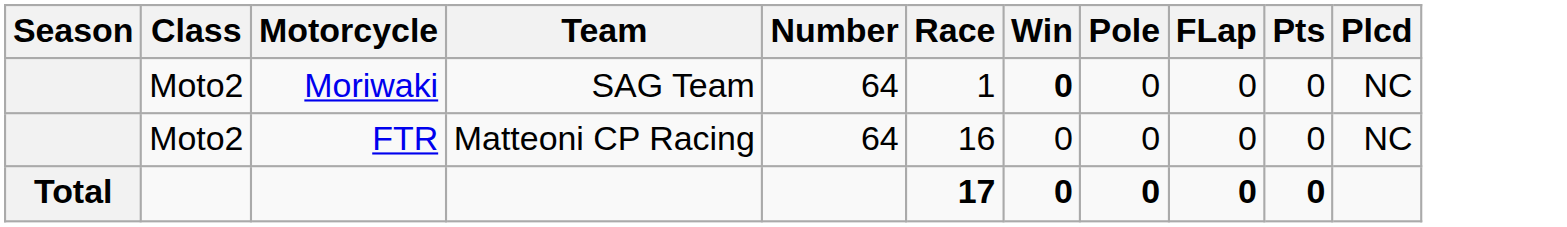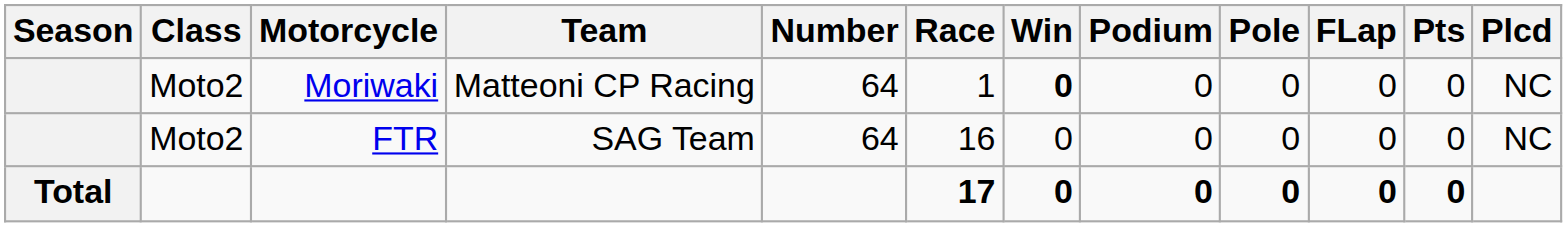+ column: (1151, 31)
(673, 85) SAG Team -> (604, 85) Matteoni CP Racing
(604, 138) Matteoni CP Racing -> (673, 138) SAG Team
